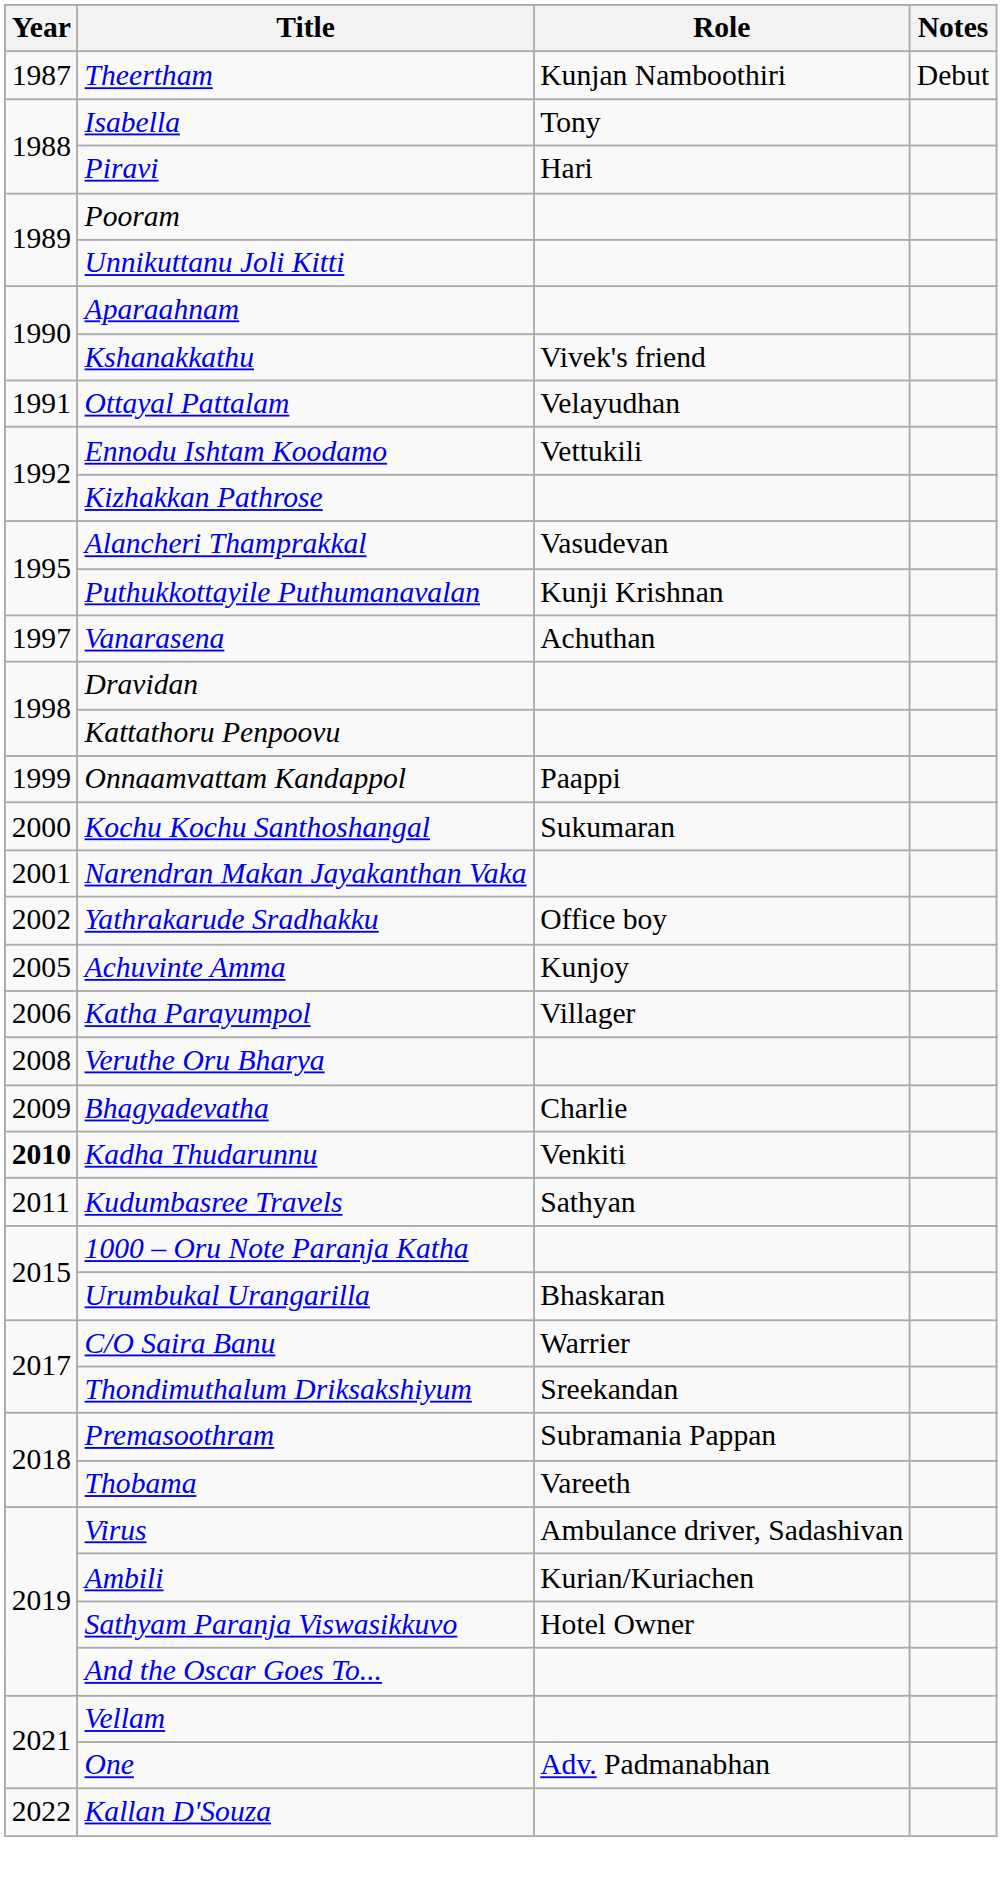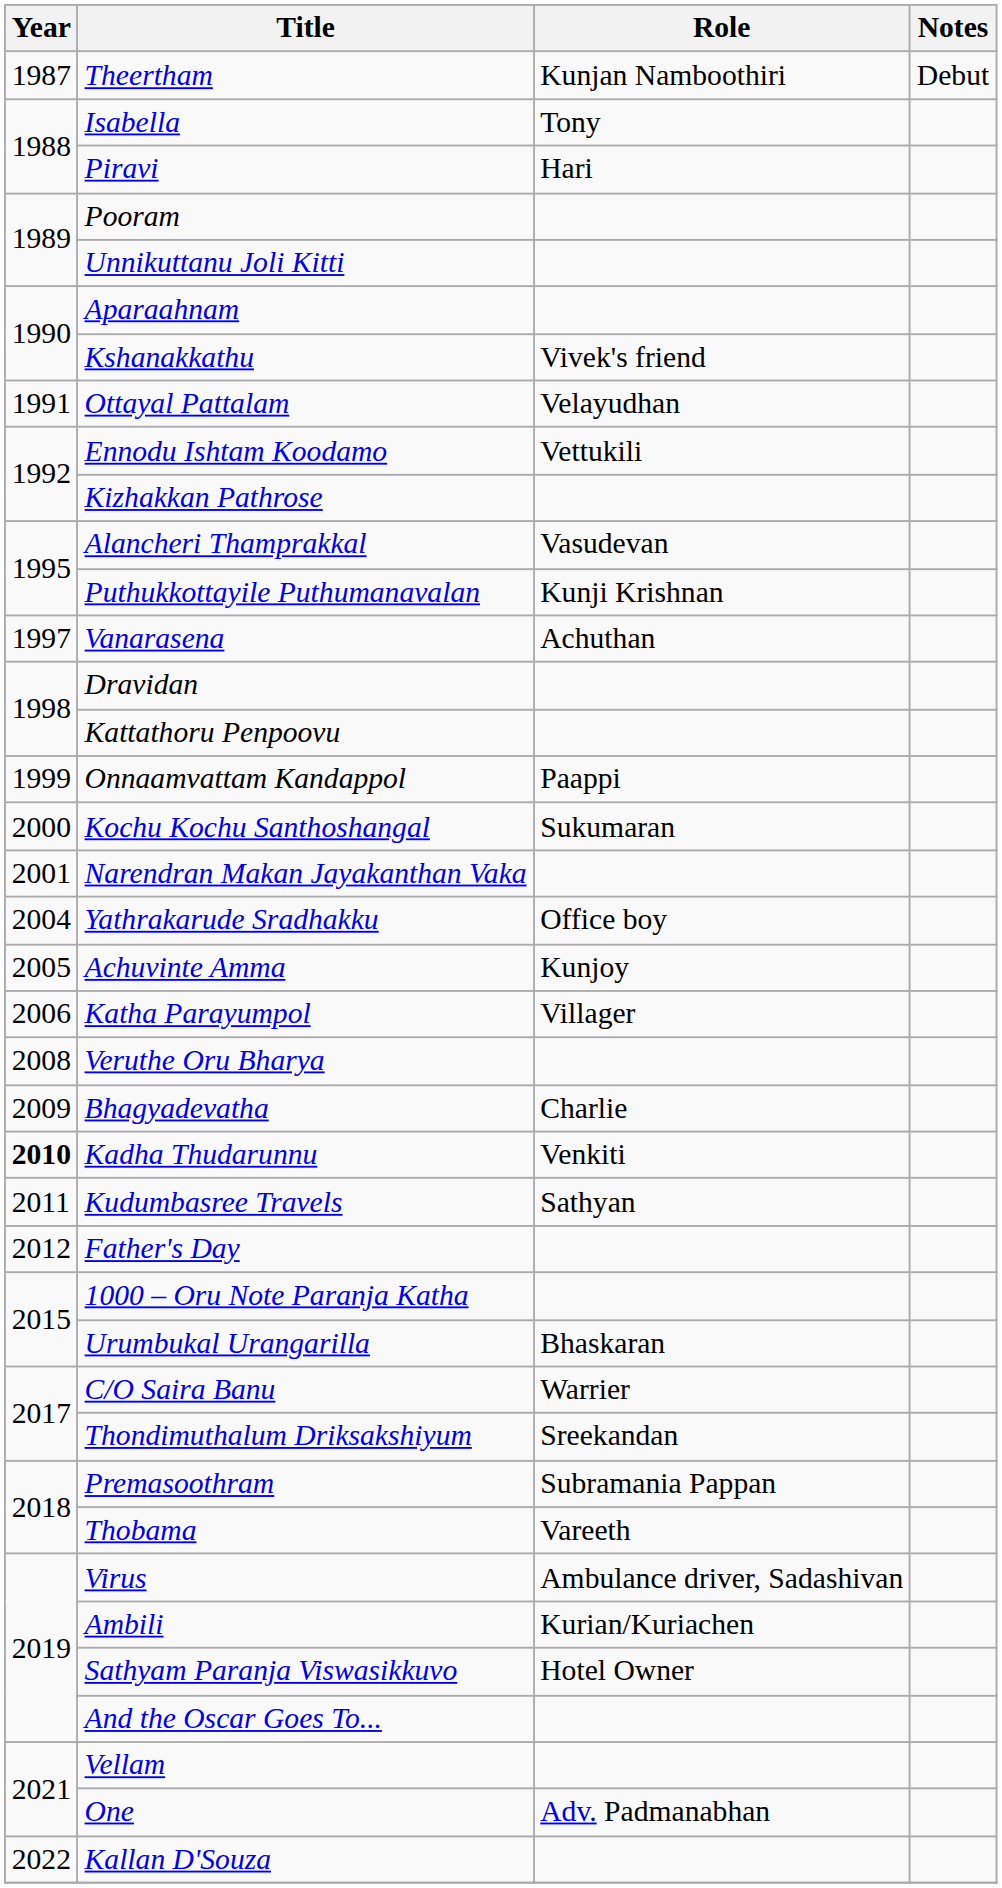(41, 919) 2002 -> (41, 919) 2004
+ row: (162, 1248)
